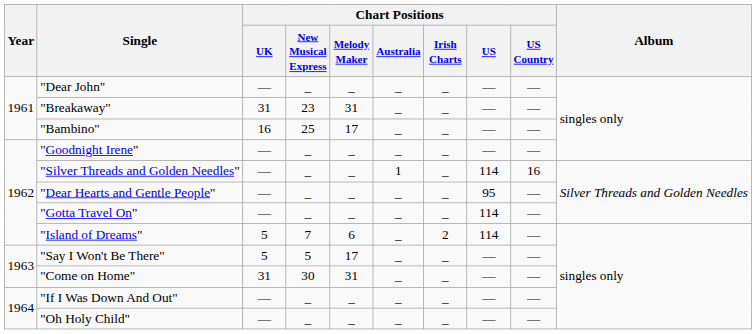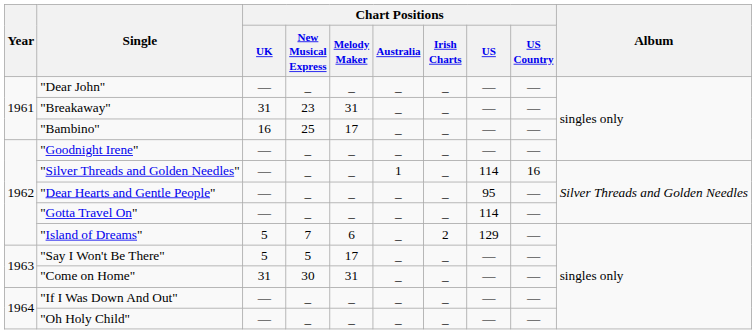(489, 234) 114 -> (489, 234) 129
